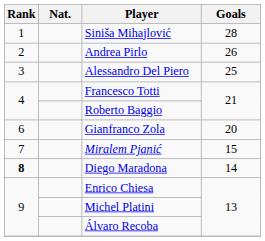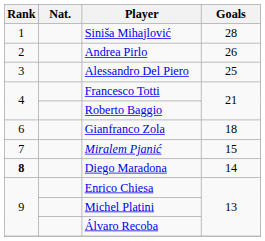(231, 129) 20 -> (231, 129) 18
